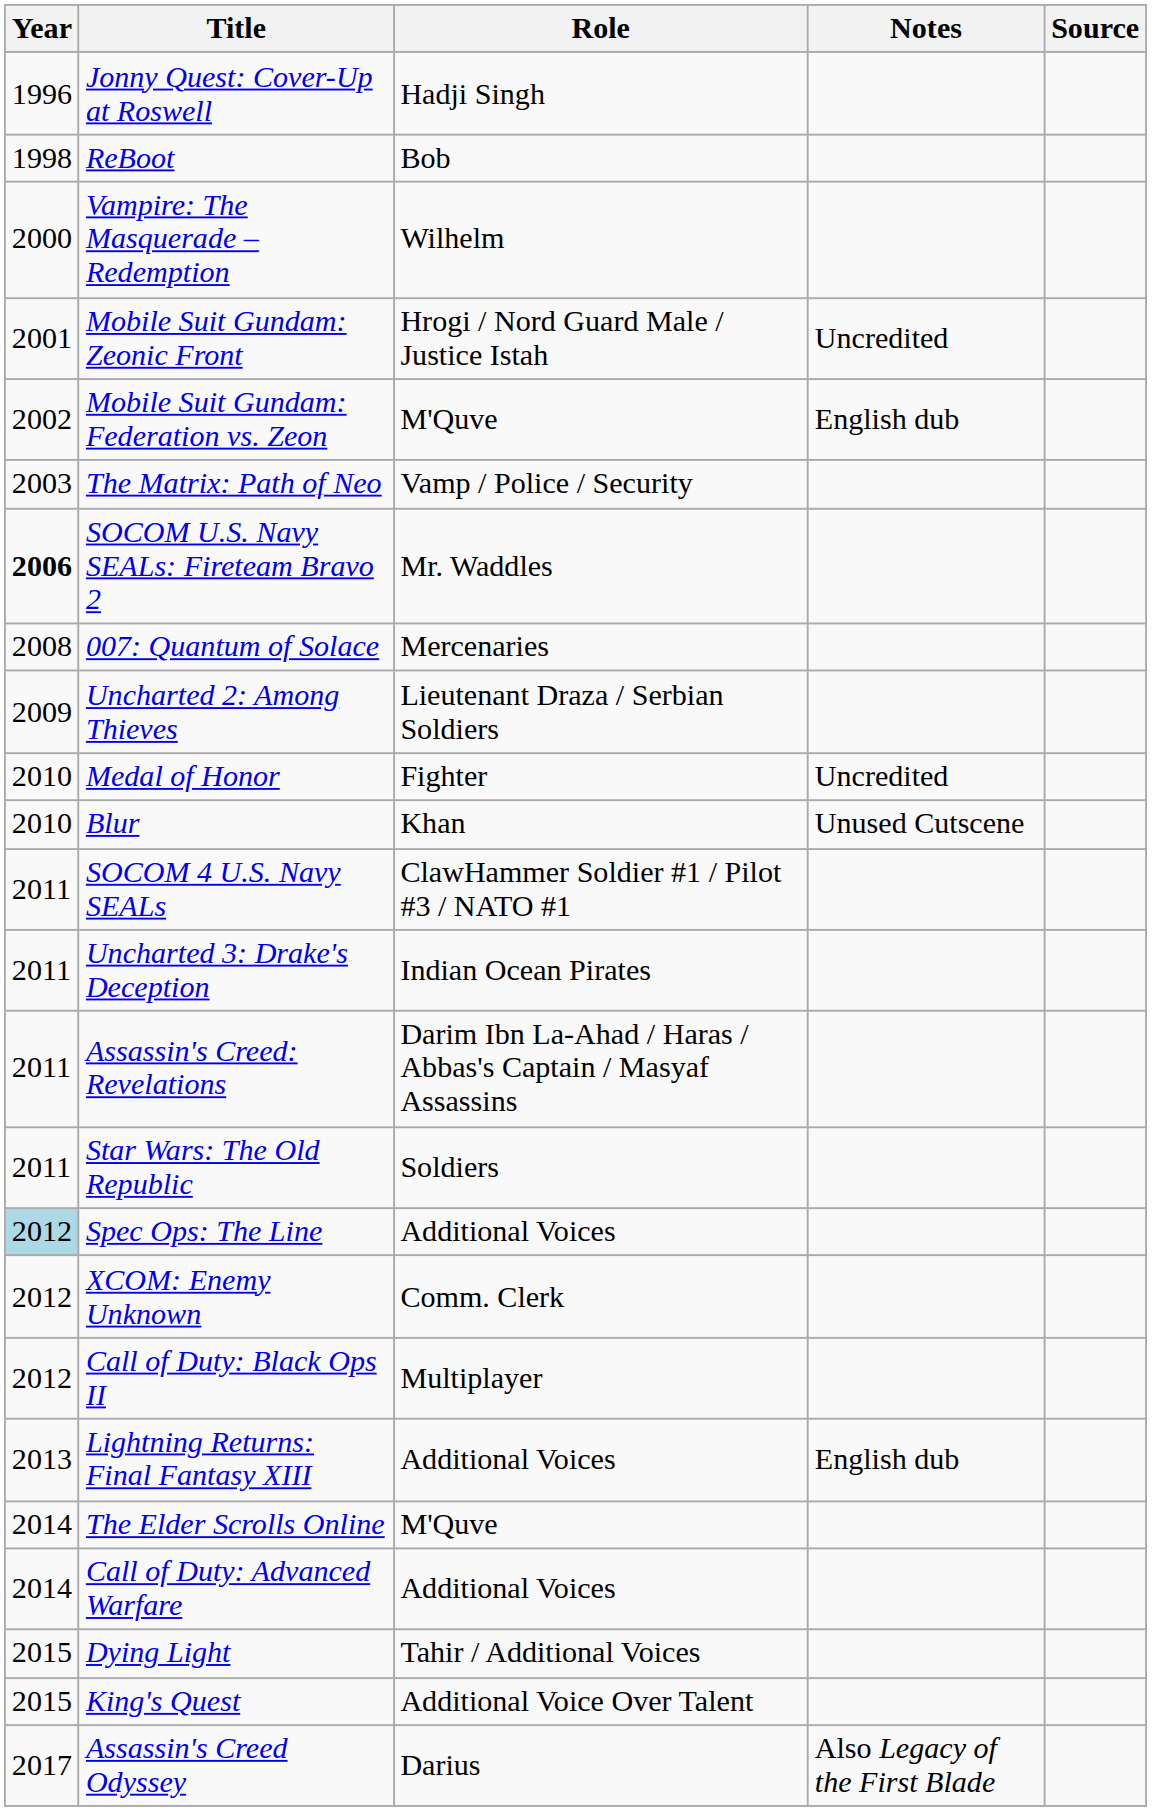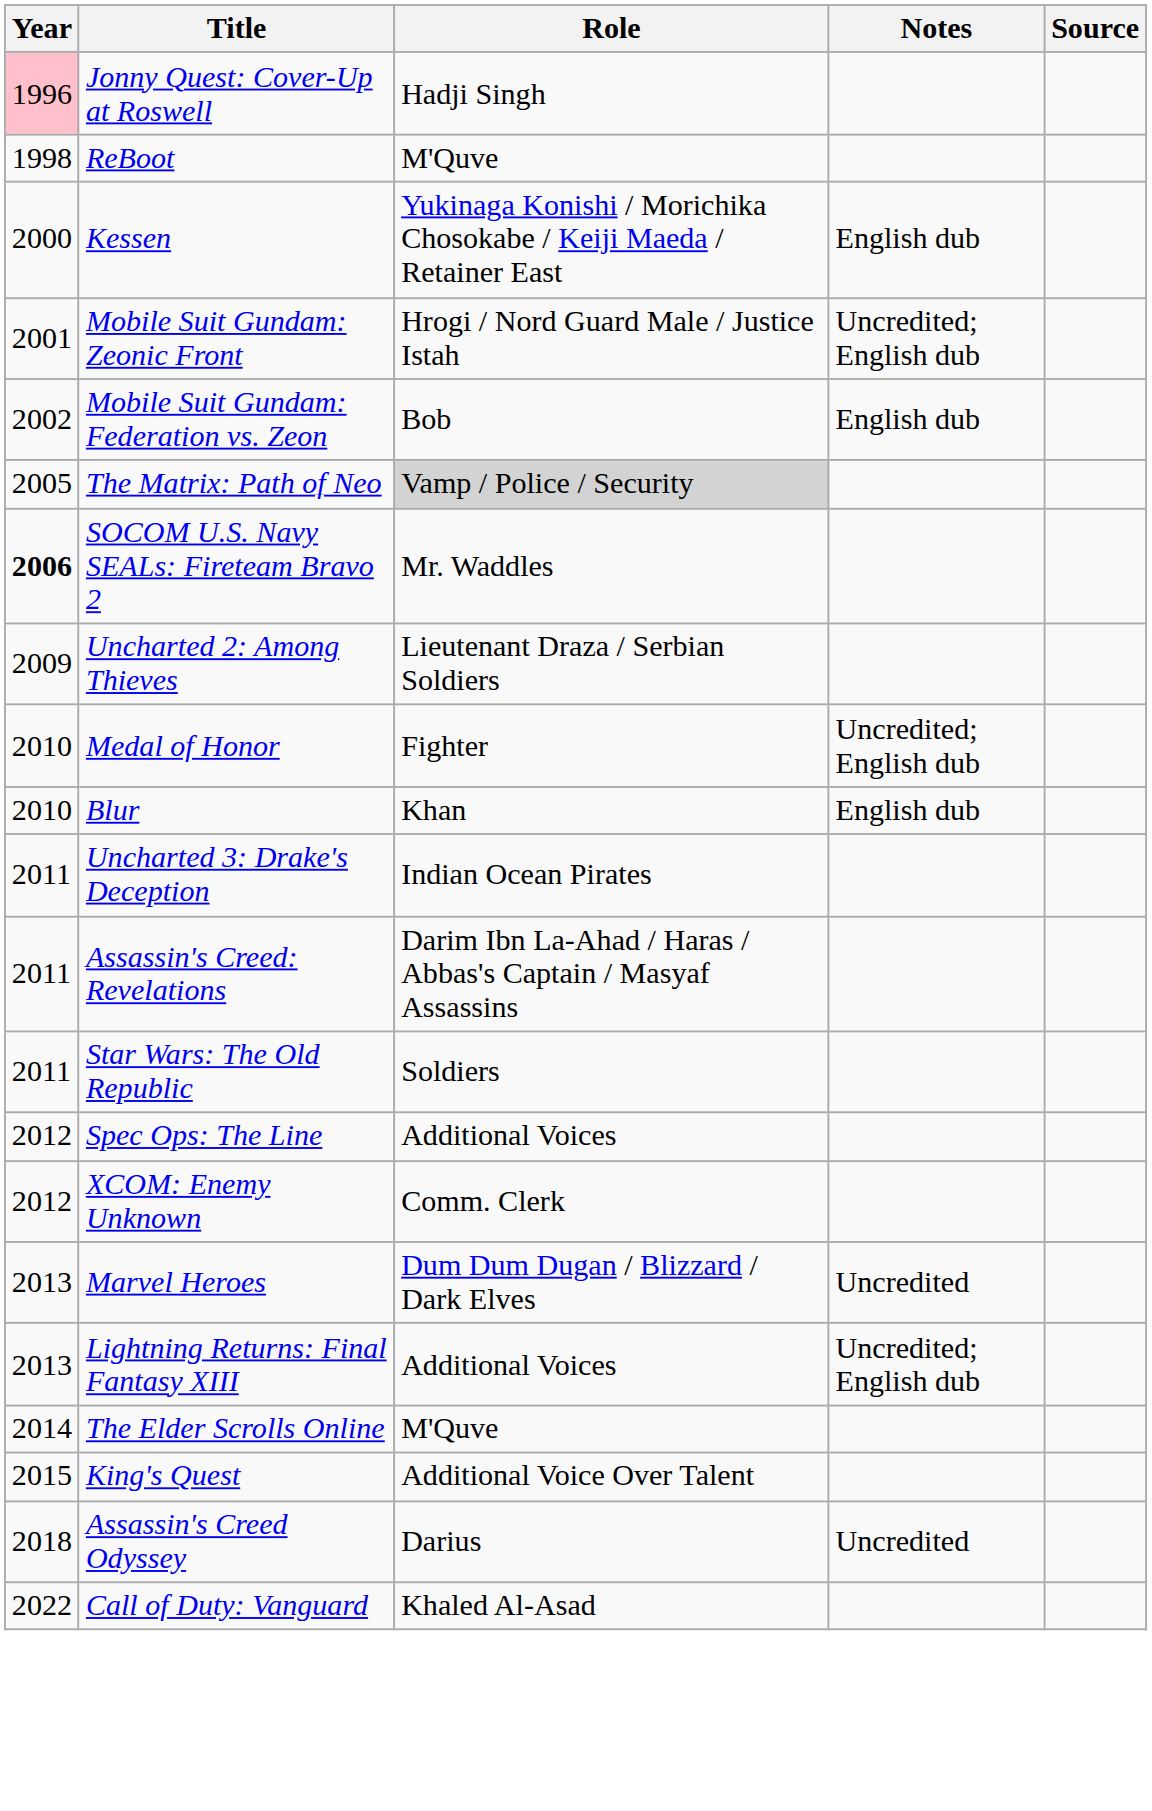(42, 92) no background -> (42, 92) pink background
(425, 157) Bob -> (450, 157) M'Quve
+ row: (129, 239)
- row: (172, 239)
(882, 337) Uncredited -> (908, 337) Uncredited; English dub
(449, 419) M'Quve -> (426, 419) Bob
(42, 483) 2003 -> (42, 483) 2005
(547, 483) no background -> (547, 483) lightgrey background
- row: (233, 646)
(882, 776) Uncredited -> (908, 745) Uncredited; English dub
(920, 823) Unused Cutscene -> (908, 809) English dub
- row: (213, 888)
(42, 1231) lightblue background -> (42, 1136) no background
- row: (231, 1377)
+ row: (176, 1282)
(887, 1459) English dub -> (908, 1363) Uncredited; English dub
- row: (228, 1588)
- row: (158, 1653)
(42, 1765) 2017 -> (42, 1540) 2018
(906, 1765) Also Legacy of the First Blade -> (902, 1540) Uncredited
+ row: (227, 1605)
